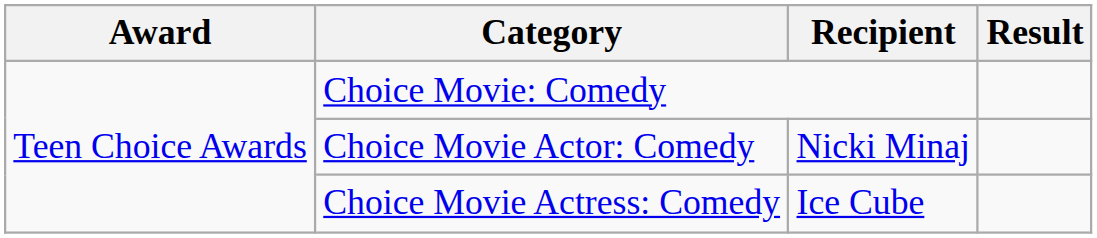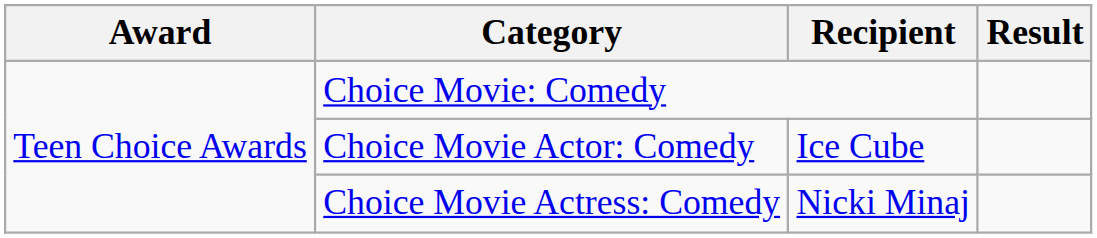(883, 145) Nicki Minaj -> (860, 145) Ice Cube
(860, 202) Ice Cube -> (883, 202) Nicki Minaj
